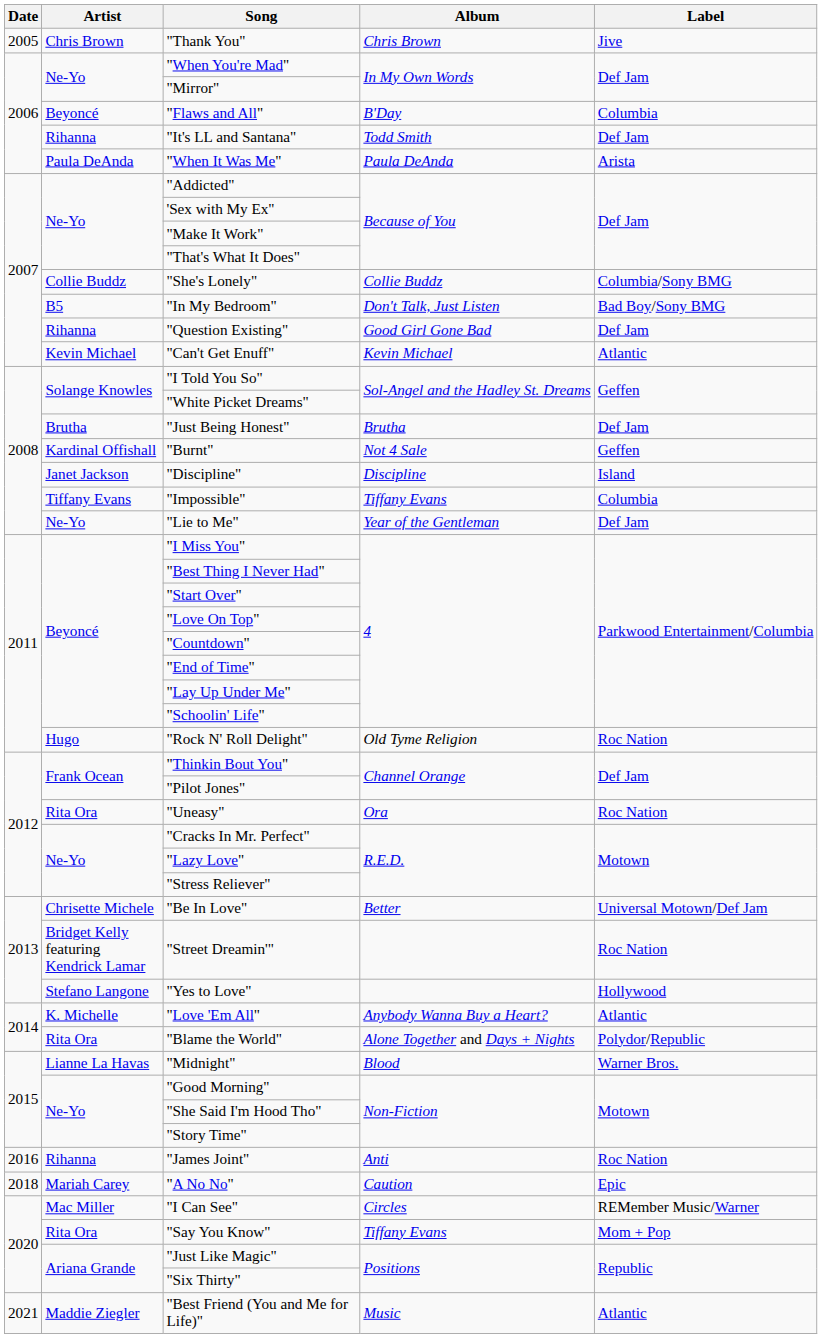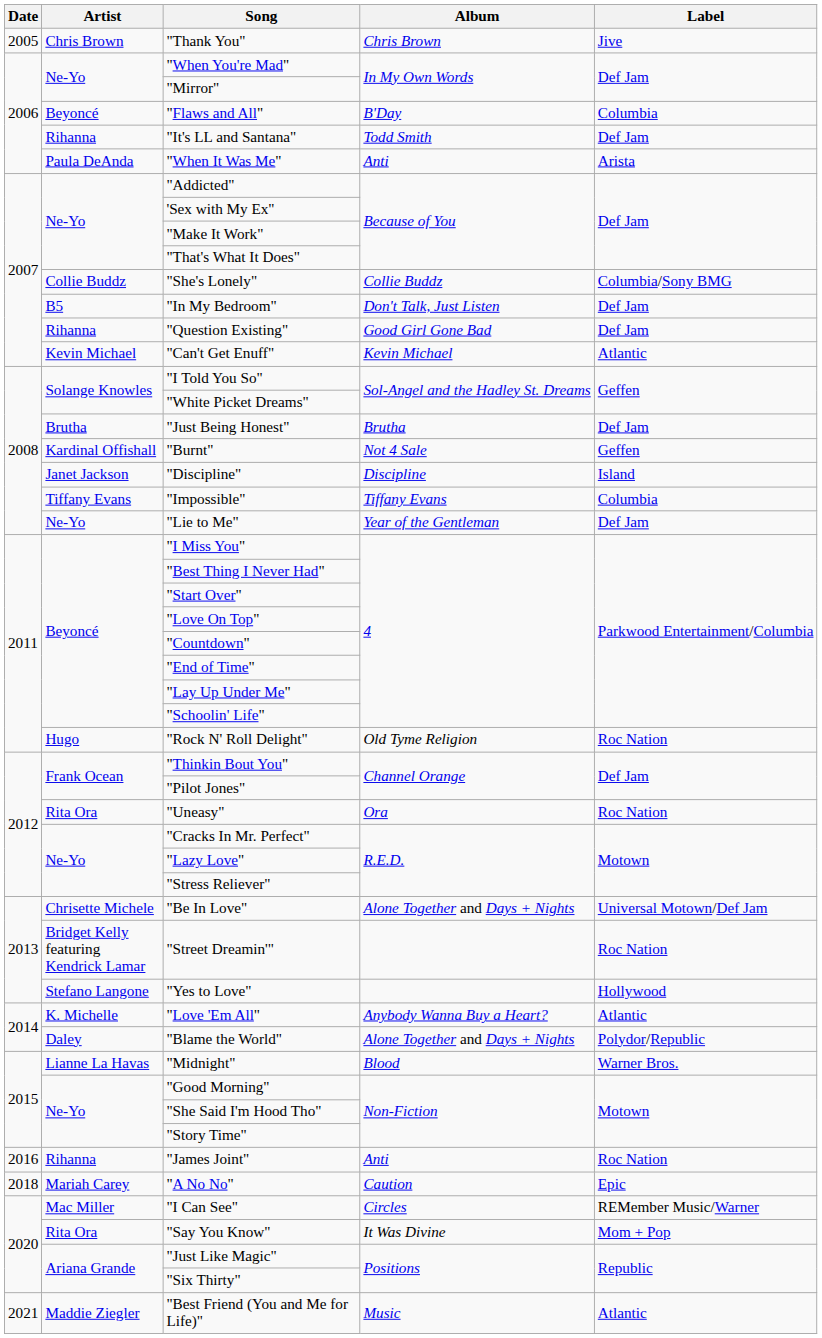(408, 161) Paula DeAnda -> (376, 161) Anti
(662, 305) Bad Boy/Sony BMG -> (623, 305) Def Jam
(382, 908) Better -> (469, 908) Alone Together and Days + Nights
(71, 1039) Rita Ora -> (64, 1039) Daley
(405, 1231) Tiffany Evans -> (404, 1231) It Was Divine
